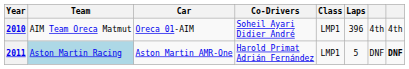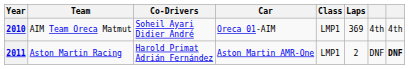columns swapped: (275, 11) <-> (184, 11)
(356, 29) 396 -> (356, 29) 369
(76, 52) lightblue background -> (76, 52) no background
(356, 52) 5 -> (356, 52) 2
